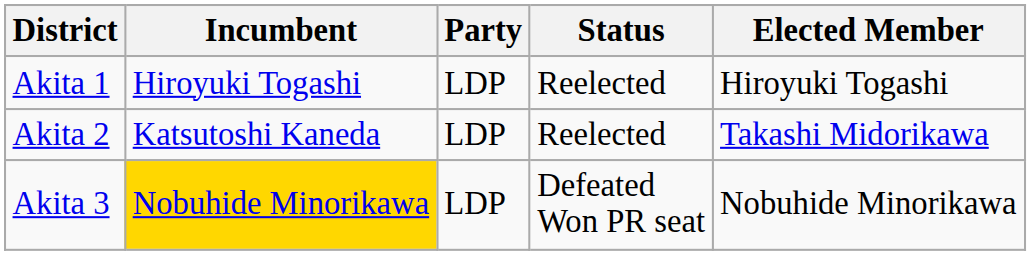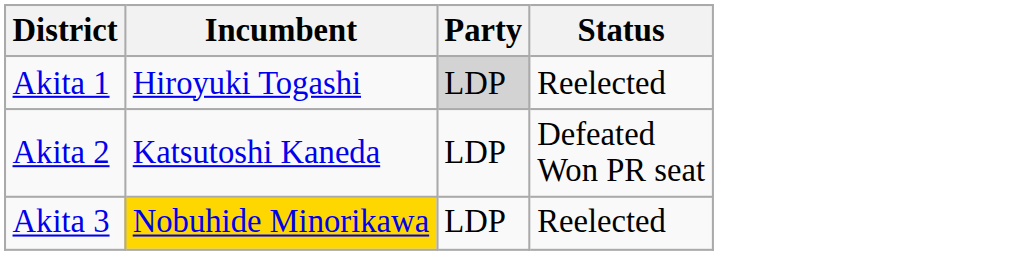- column: (868, 30)
(475, 82) no background -> (475, 82) lightgrey background
(602, 133) Reelected -> (621, 152) Defeated Won PR seat
(621, 204) Defeated Won PR seat -> (602, 222) Reelected
